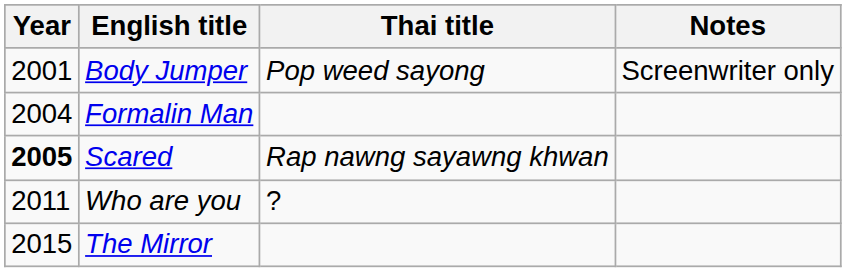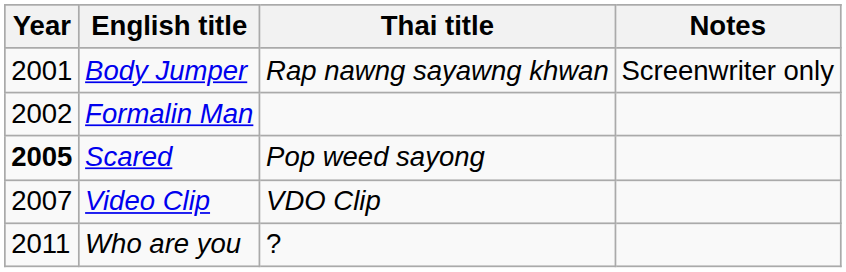(375, 69) Pop weed sayong -> (437, 69) Rap nawng sayawng khwan
(42, 113) 2004 -> (42, 113) 2002
(437, 157) Rap nawng sayawng khwan -> (375, 157) Pop weed sayong
+ row: (148, 200)
- row: (149, 244)
